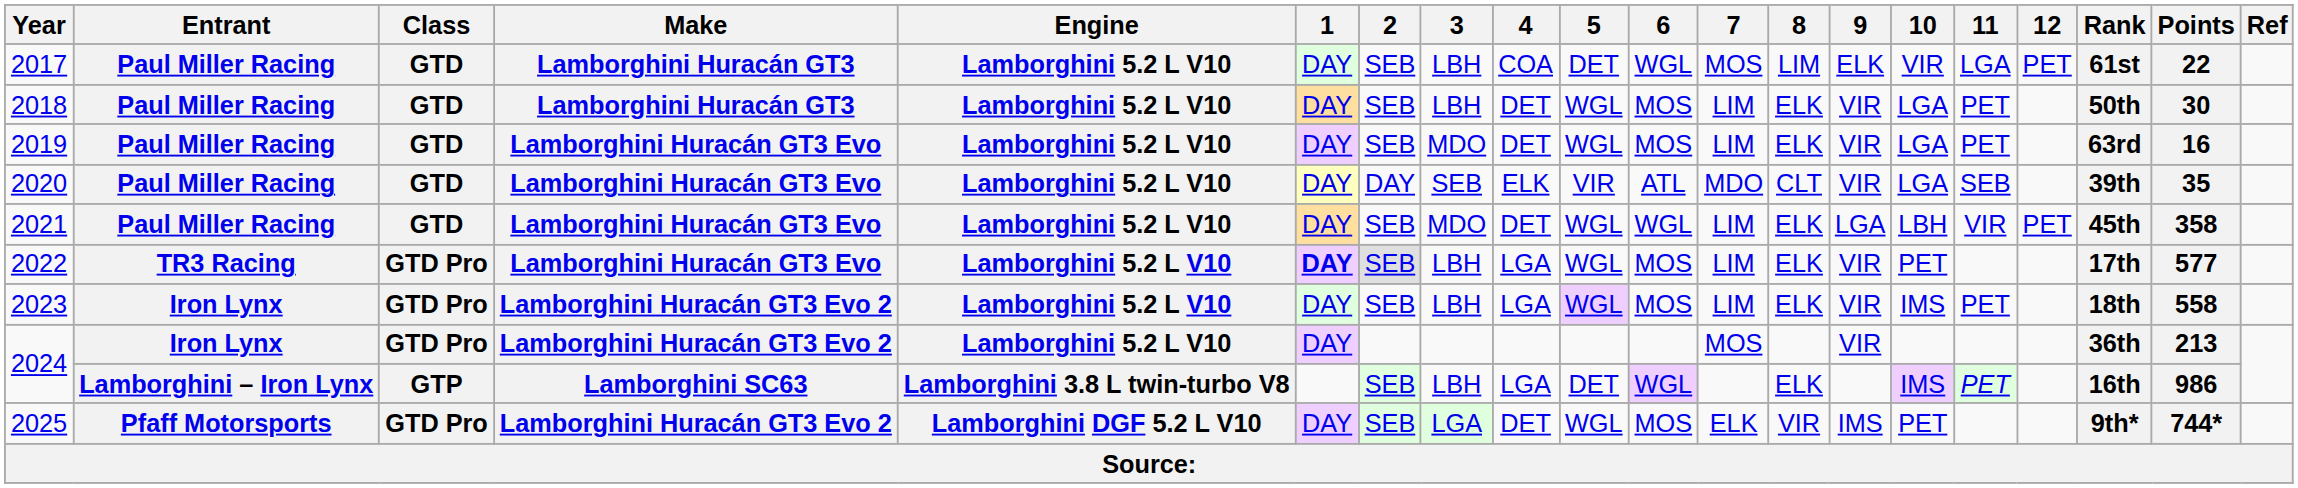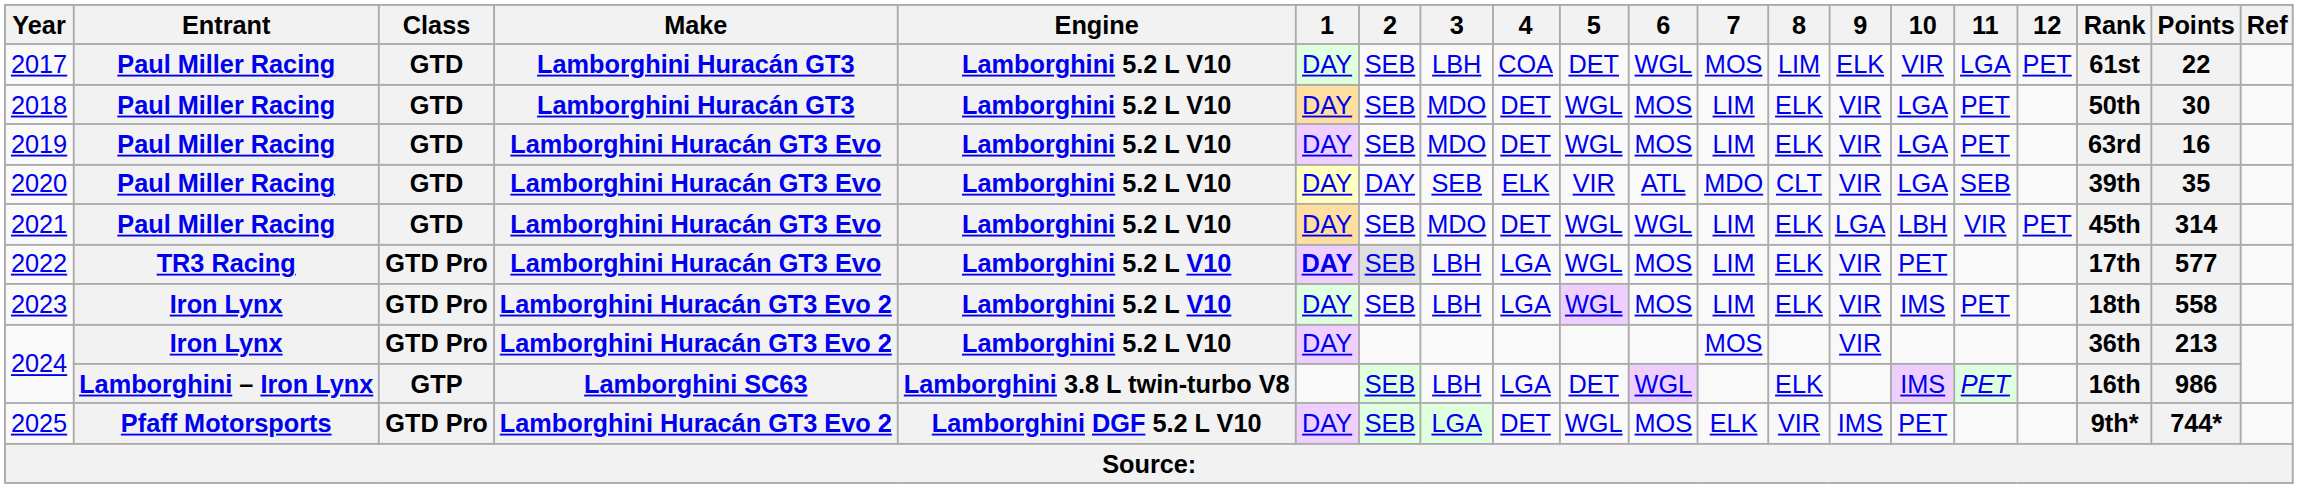(1457, 104) LBH -> (1457, 104) MDO
(2196, 224) 358 -> (2196, 224) 314
